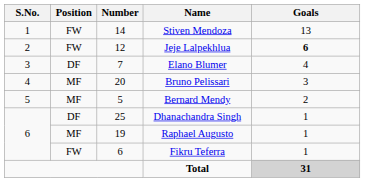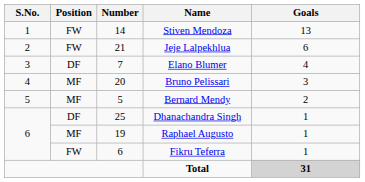(120, 47) 12 -> (120, 47) 21
(306, 47) bold -> (306, 47) normal
